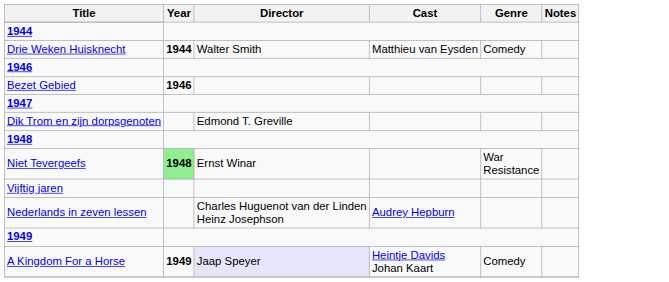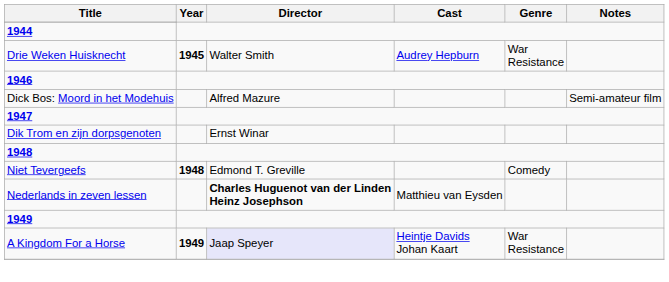(179, 49) 1944 -> (192, 55) 1945
(425, 49) Matthieu van Eysden -> (438, 55) Audrey Hepburn
(504, 49) Comedy -> (536, 55) War Resistance
- row: (41, 85)
+ row: (90, 98)
(245, 121) Edmond T. Greville -> (239, 134) Ernst Winar
(179, 164) lightgreen background -> (192, 170) no background
(226, 164) Ernst Winar -> (257, 170) Edmond T. Greville
(511, 164) War Resistance -> (529, 170) Comedy
- row: (35, 188)
(282, 212) normal -> (300, 194) bold
(413, 212) Audrey Hepburn -> (449, 194) Matthieu van Eysden
(504, 261) Comedy -> (536, 243) War Resistance
